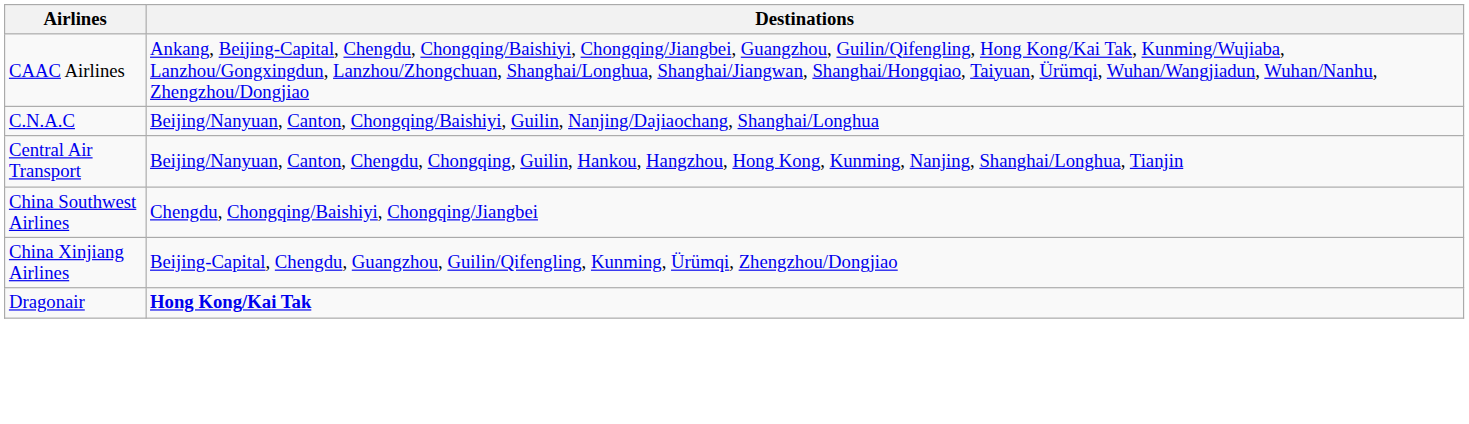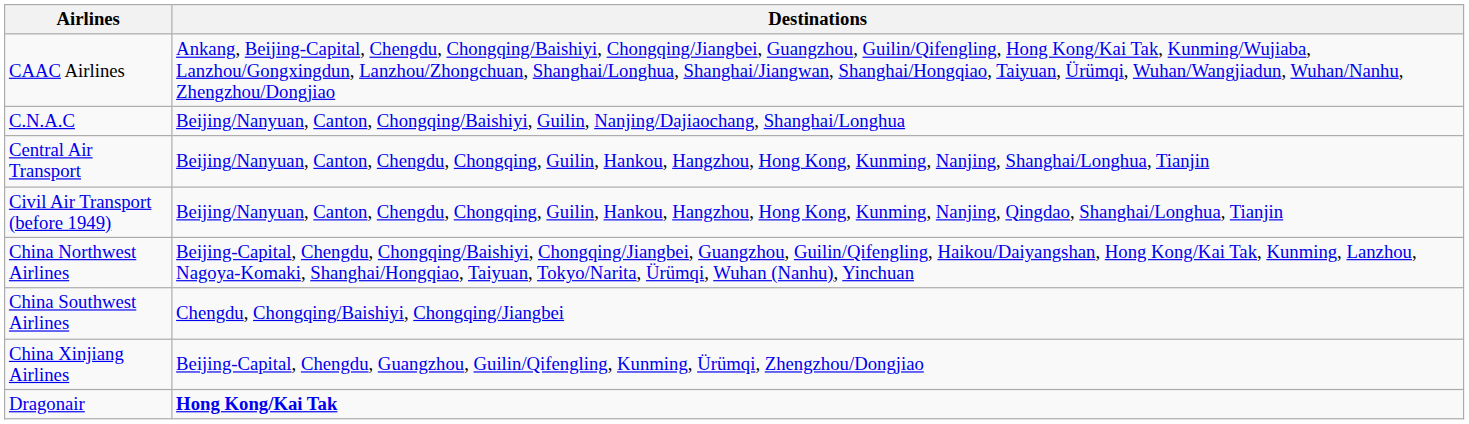+ row: (80, 211)
+ row: (73, 262)
